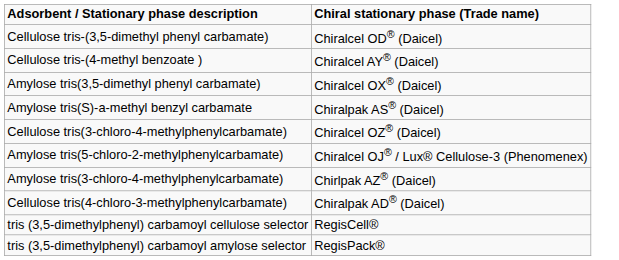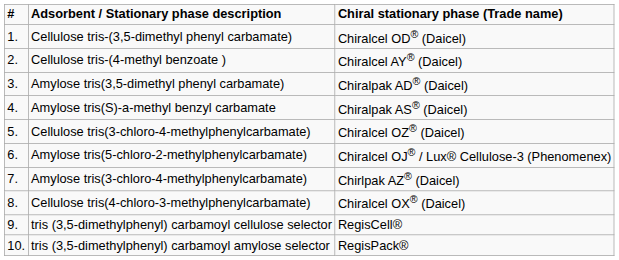+ column: (11, 14)
(378, 84) Chiralcel OX® (Daicel) -> (403, 84) Chiralpak AD® (Daicel)
(379, 203) Chiralpak AD® (Daicel) -> (402, 203) Chiralcel OX® (Daicel)
